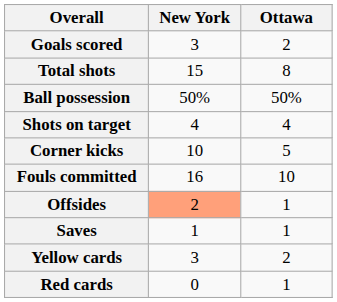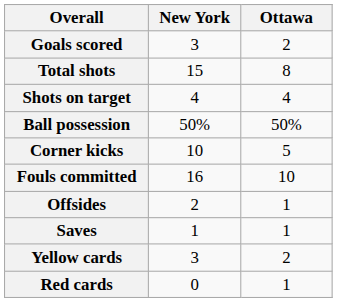rows swapped: (77, 124) <-> (77, 97)
(195, 204) lightsalmon background -> (195, 204) no background
